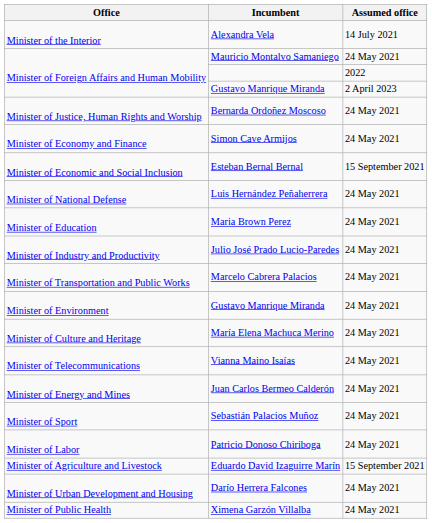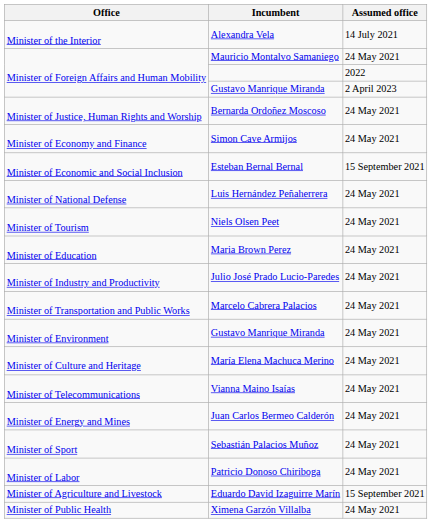+ row: (48, 227)
- row: (100, 493)
